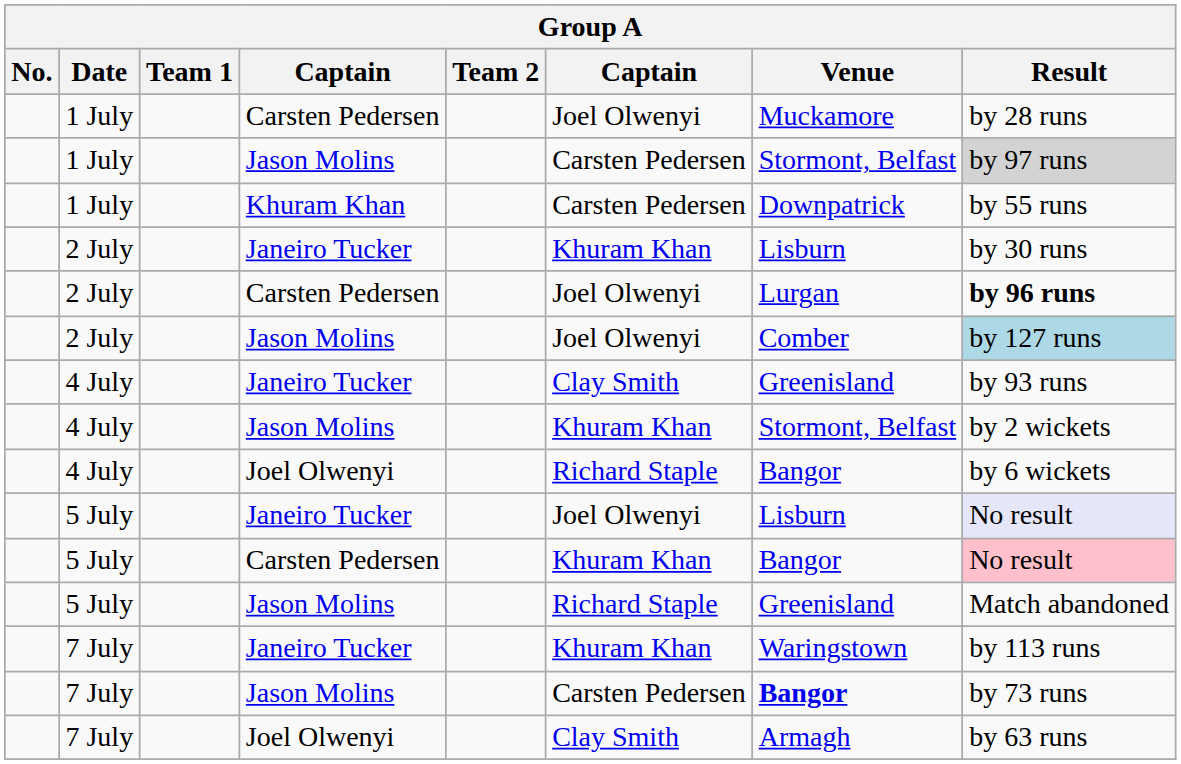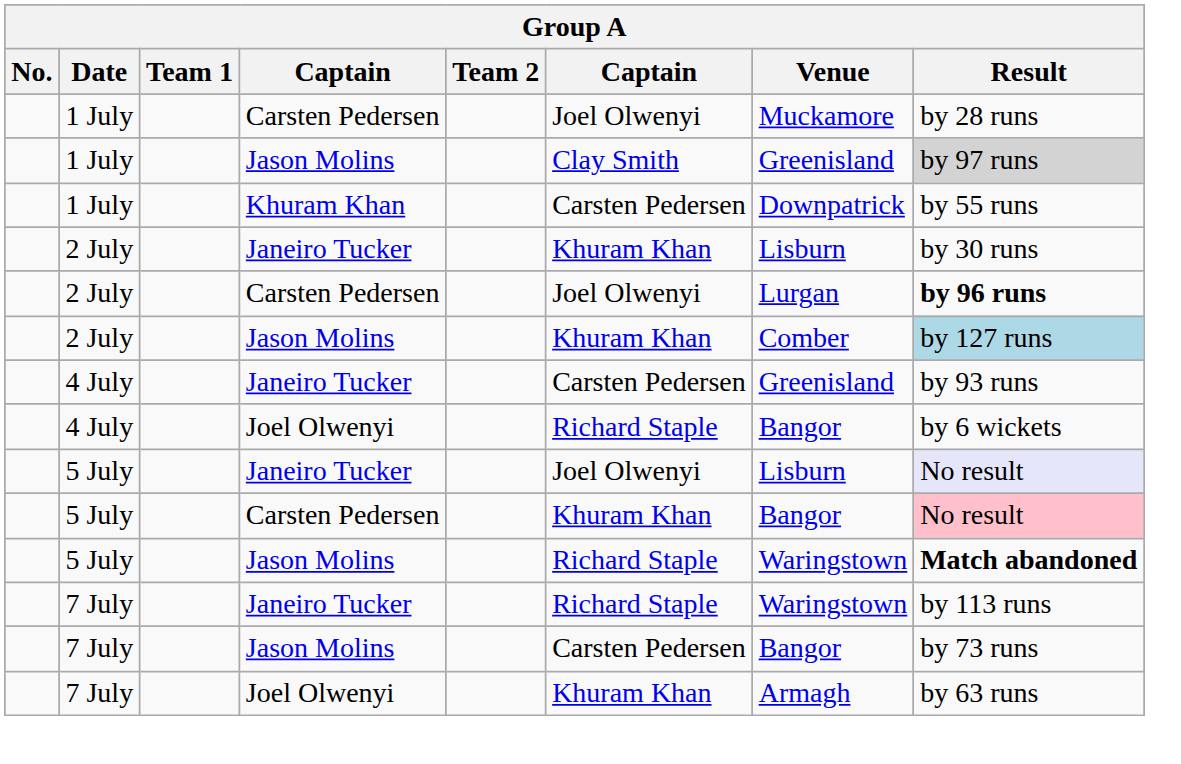(649, 159) Carsten Pedersen -> (616, 159) Clay Smith
(857, 159) Stormont, Belfast -> (826, 159) Greenisland
(626, 337) Joel Olwenyi -> (632, 337) Khuram Khan
(616, 381) Clay Smith -> (649, 381) Carsten Pedersen
- row: (99, 426)
(826, 603) Greenisland -> (833, 559) Waringstown
(1069, 603) normal -> (1029, 559) bold
(632, 648) Khuram Khan -> (635, 603) Richard Staple
(803, 692) bold -> (800, 648) normal
(616, 737) Clay Smith -> (632, 692) Khuram Khan
